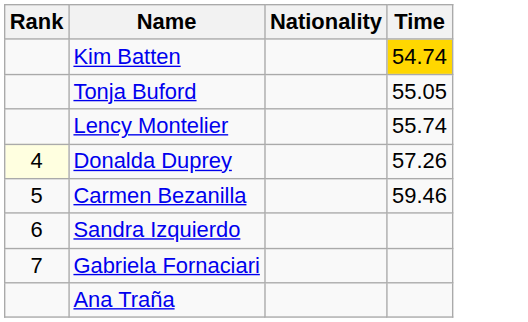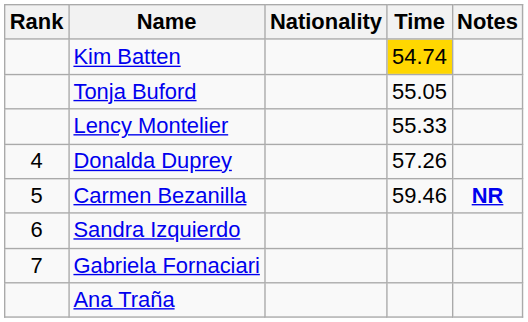+ column: (488, 21)
(420, 126) 55.74 -> (420, 126) 55.33
(37, 160) lightyellow background -> (37, 160) no background
